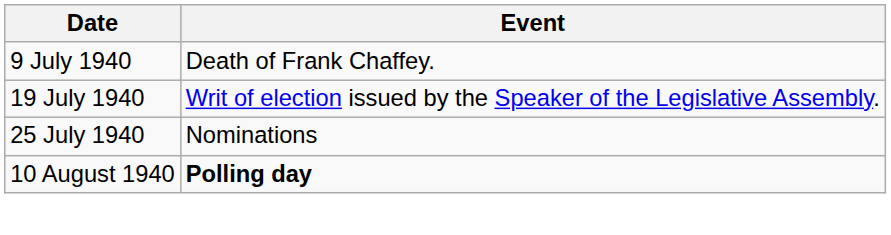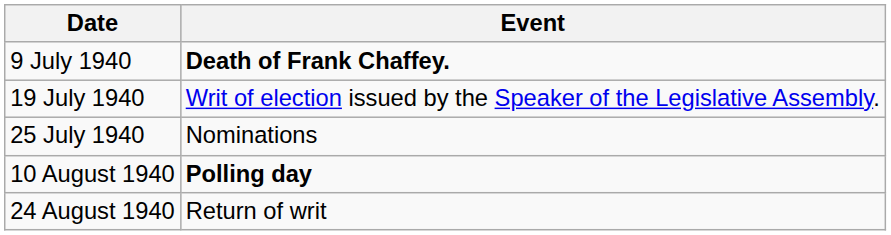(310, 60) normal -> (318, 60) bold
+ row: (92, 211)
